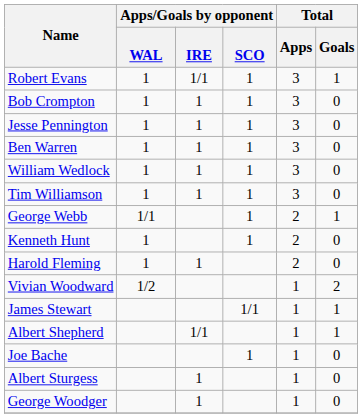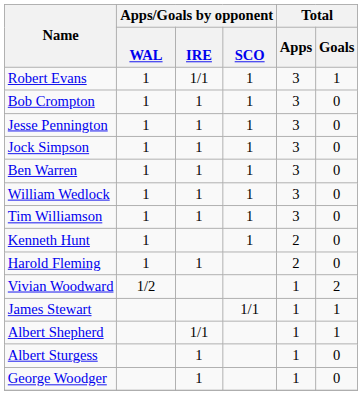+ row: (48, 147)
- row: (48, 217)
- row: (38, 355)
